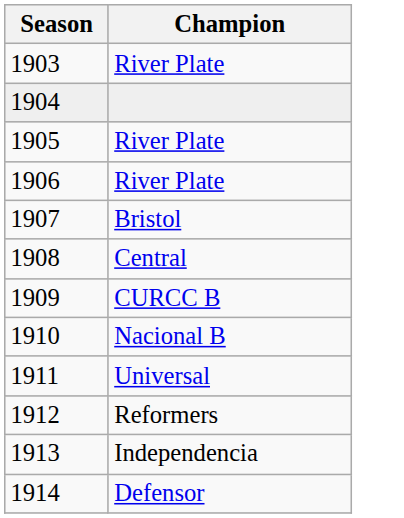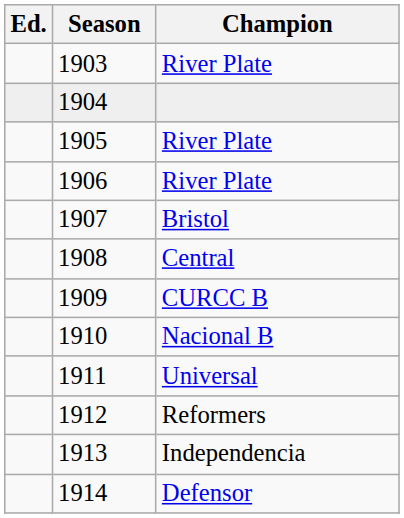+ column: (29, 24)
